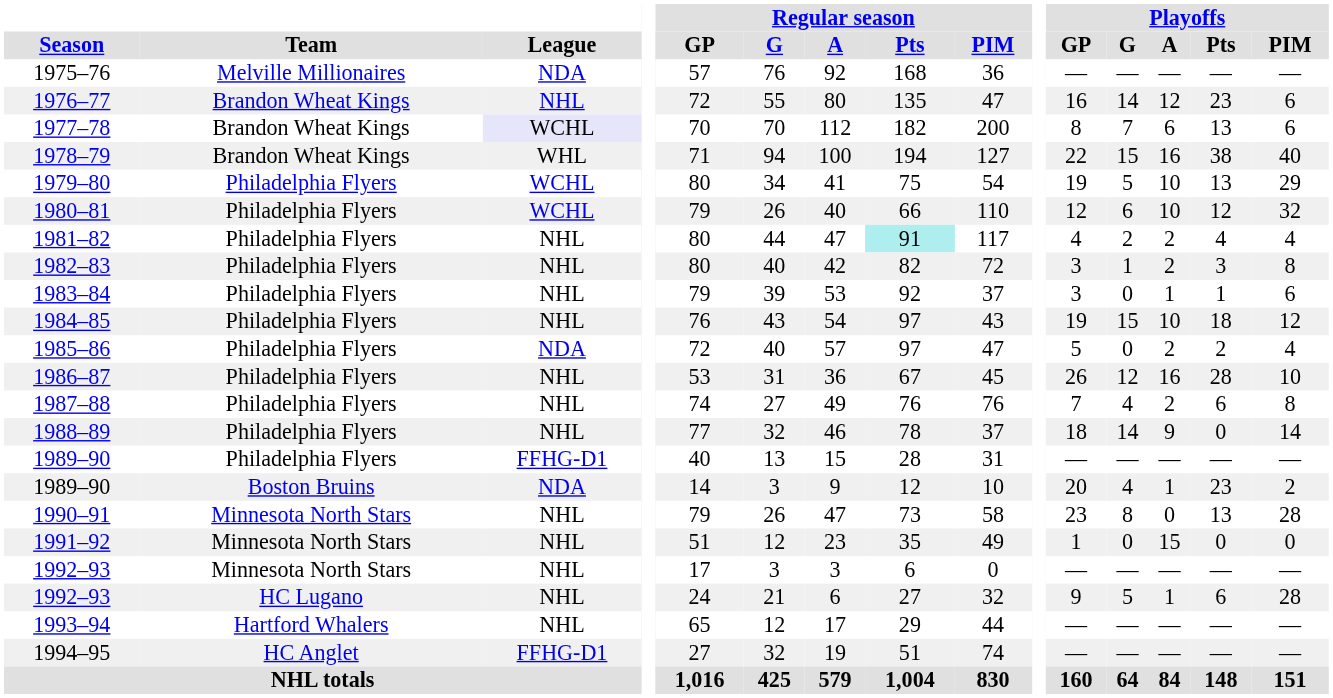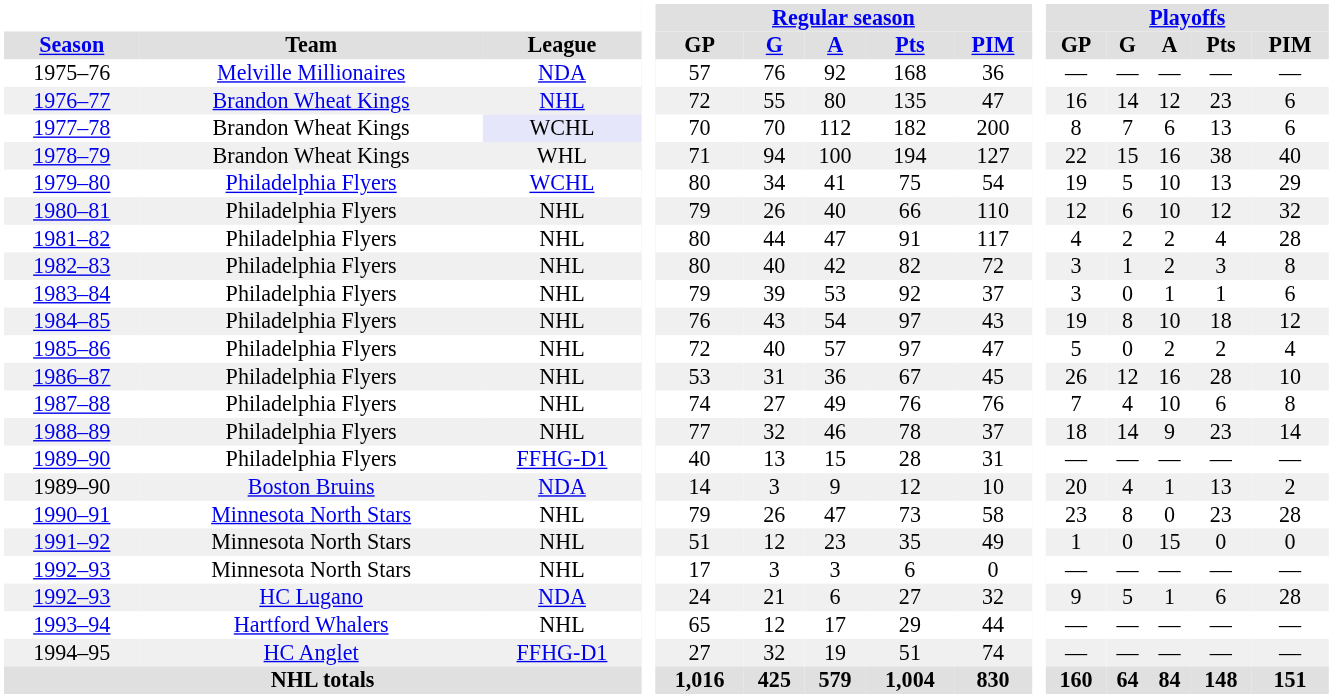(562, 210) WCHL -> (562, 210) NHL
(910, 238) paleturquoise background -> (910, 238) no background
(1290, 238) 4 -> (1290, 238) 28
(1127, 321) 15 -> (1127, 321) 8
(562, 348) NDA -> (562, 348) NHL
(1169, 404) 2 -> (1169, 404) 10
(1221, 431) 0 -> (1221, 431) 23
(1221, 486) 23 -> (1221, 486) 13
(1221, 514) 13 -> (1221, 514) 23
(562, 597) NHL -> (562, 597) NDA
